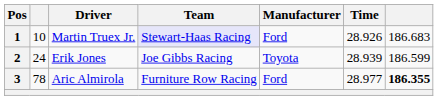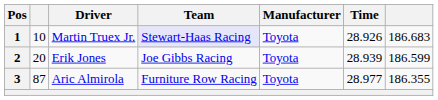(275, 36) Ford -> (281, 36) Toyota
(39, 57) 24 -> (39, 57) 20
(39, 79) 78 -> (39, 79) 87
(275, 79) Ford -> (281, 79) Toyota
(409, 79) bold -> (409, 79) normal
